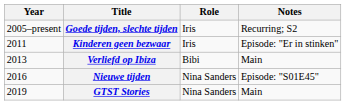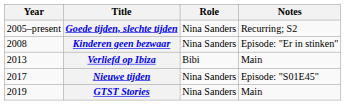(189, 28) Iris -> (209, 28) Nina Sanders
(17, 44) 2011 -> (17, 44) 2008
(189, 44) Iris -> (209, 44) Nina Sanders
(17, 76) 2016 -> (17, 76) 2017
